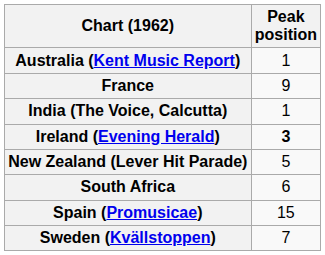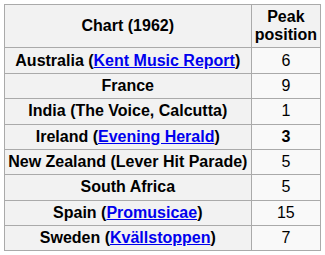(286, 60) 1 -> (286, 60) 6
(286, 187) 6 -> (286, 187) 5
